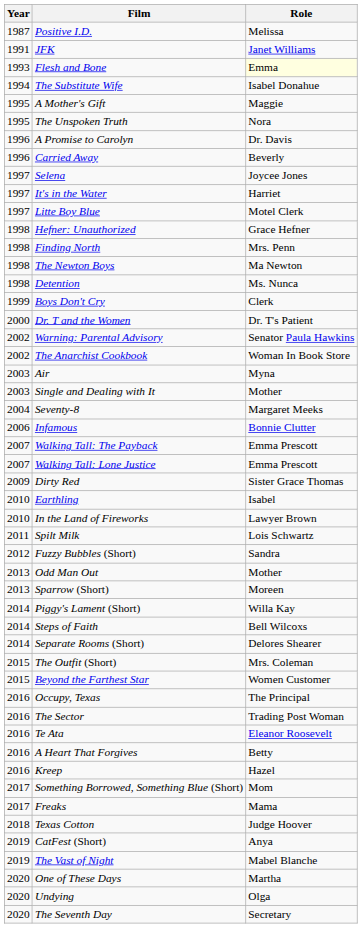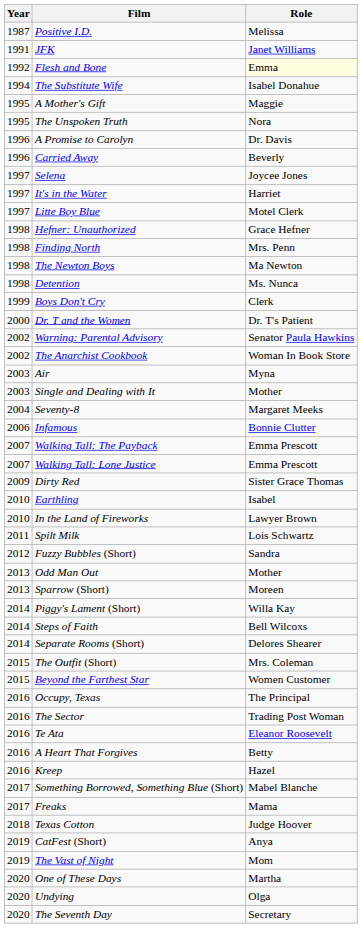(18, 67) 1993 -> (18, 67) 1992
(261, 788) Mom -> (283, 788) Mabel Blanche
(283, 860) Mabel Blanche -> (261, 860) Mom
